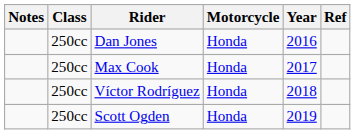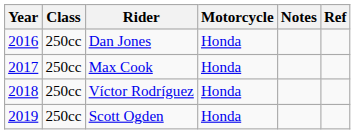columns swapped: (302, 16) <-> (26, 16)
